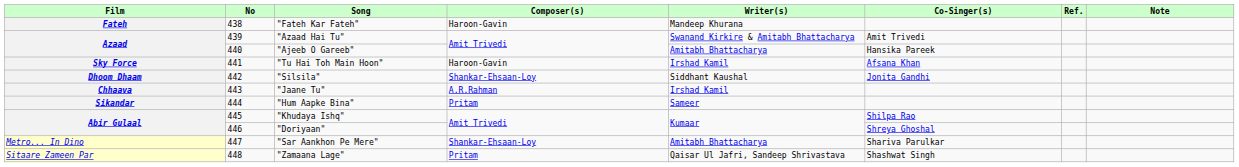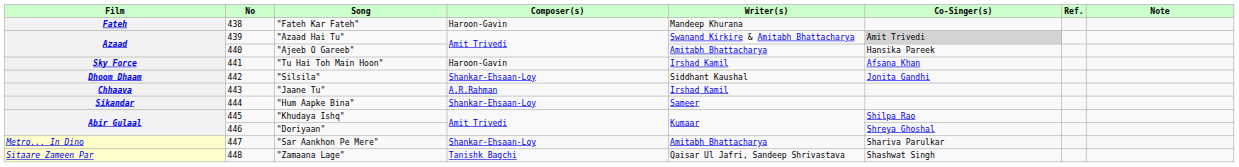(896, 37) no background -> (896, 37) lightgrey background
(463, 103) Pritam -> (492, 103) Shankar-Ehsaan-Loy
(463, 155) Pritam -> (483, 155) Tanishk Bagchi
